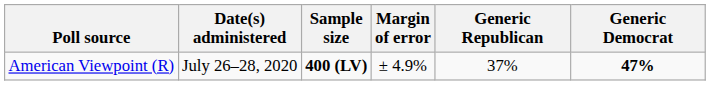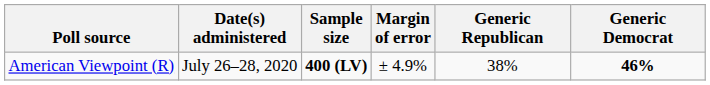(502, 65) 37% -> (502, 65) 38%
(638, 65) 47% -> (638, 65) 46%
